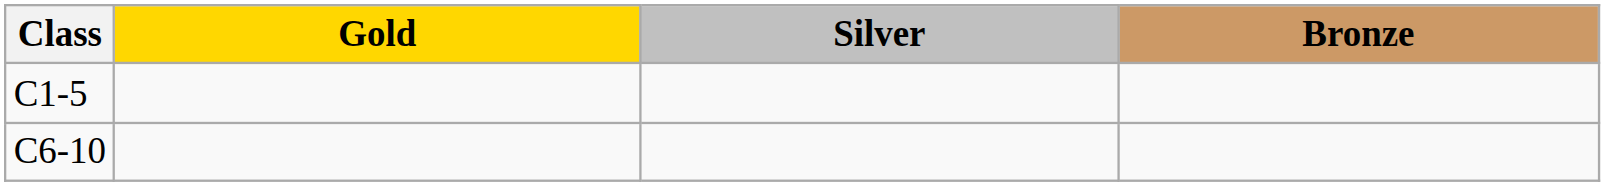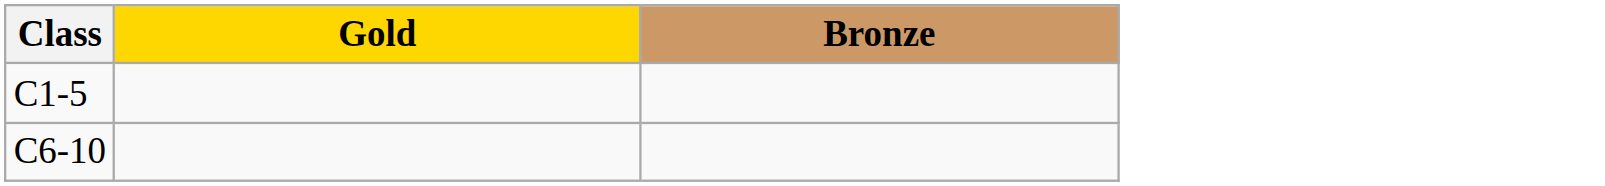- column: (879, 33)
